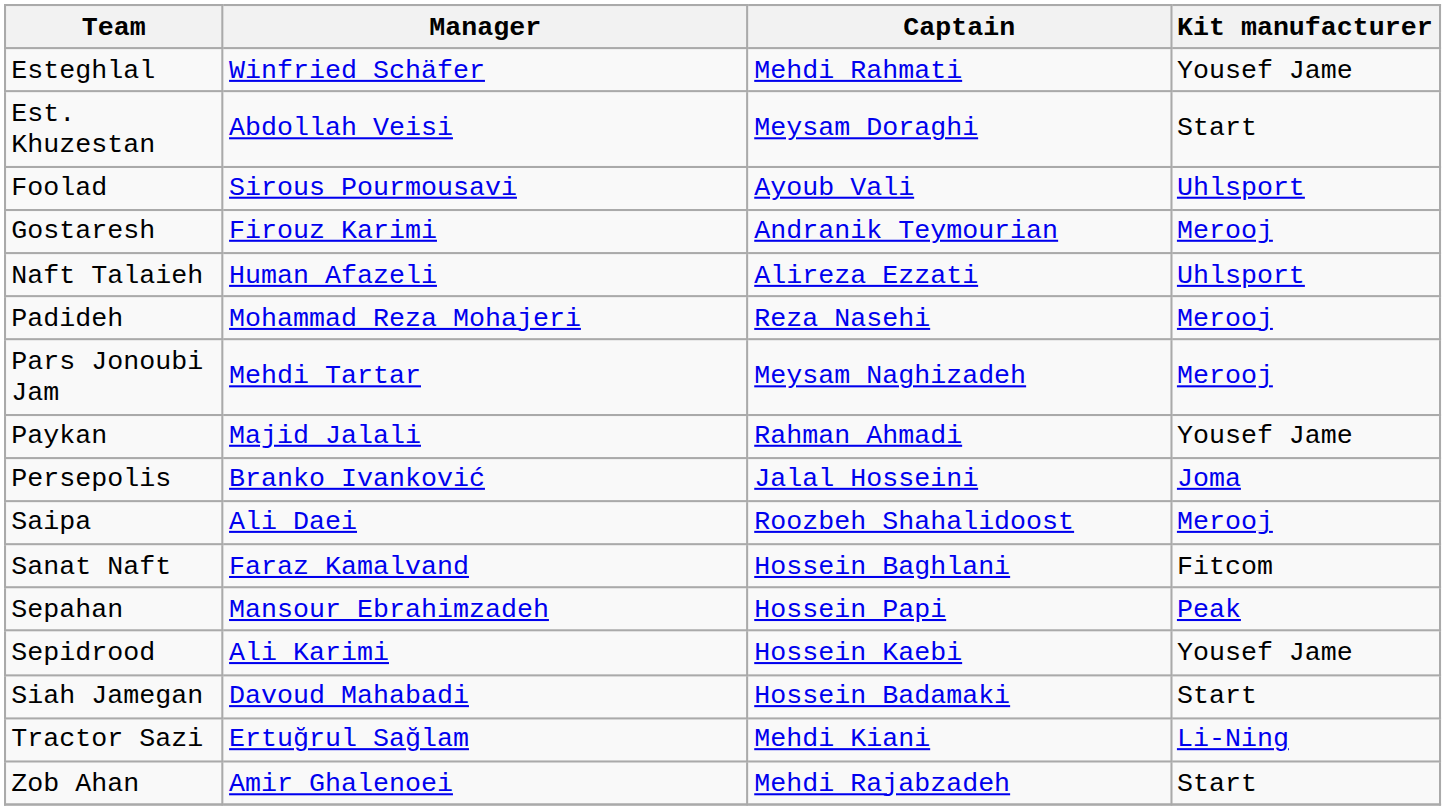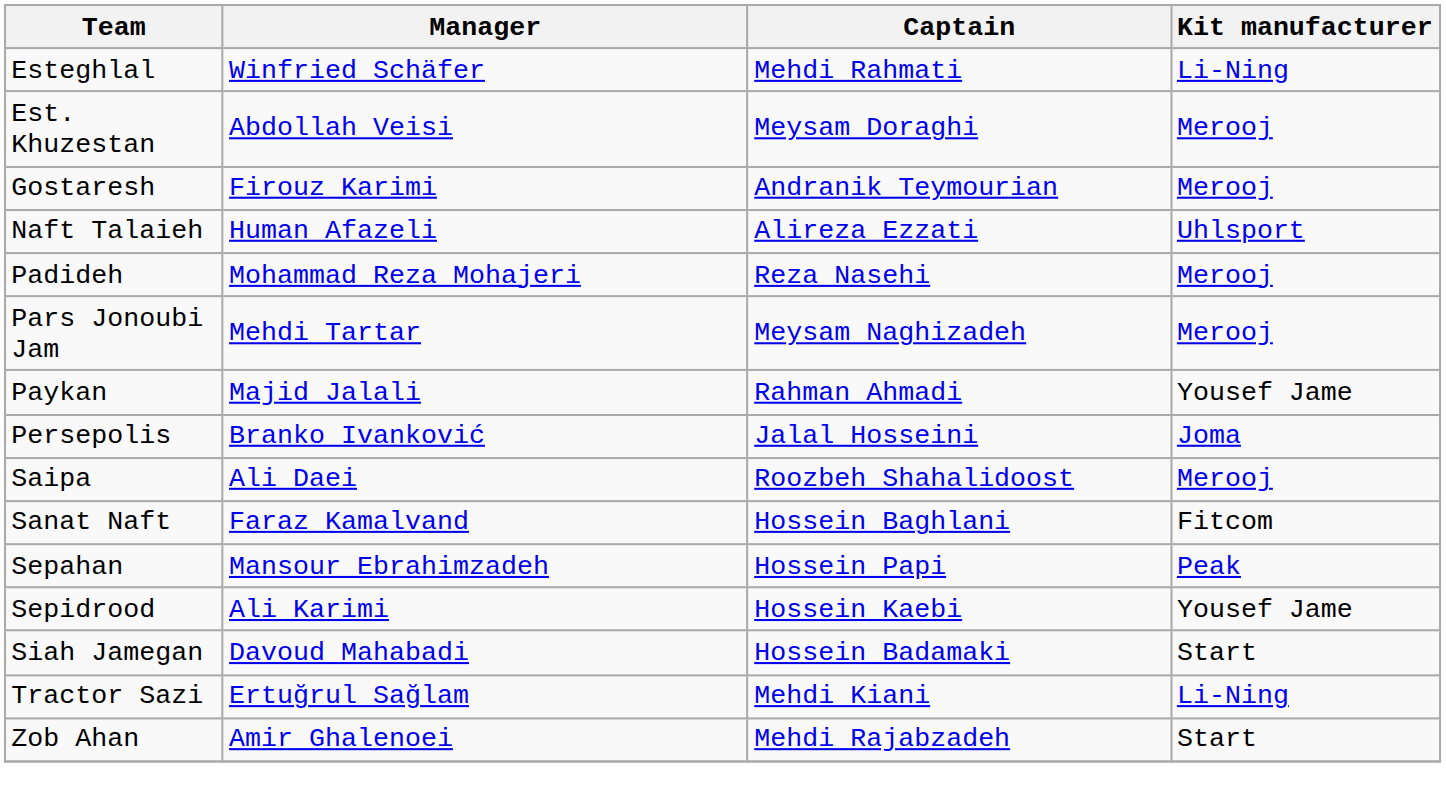(1265, 70) Yousef Jame -> (1233, 70) Li-Ning
(1217, 129) Start -> (1225, 129) Merooj
- row: (59, 188)
